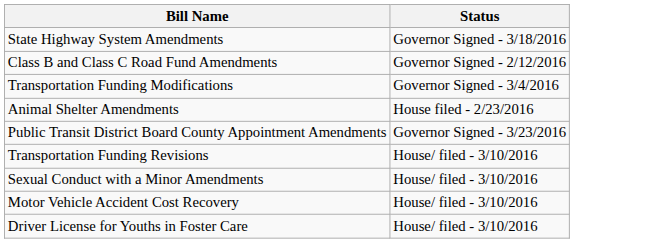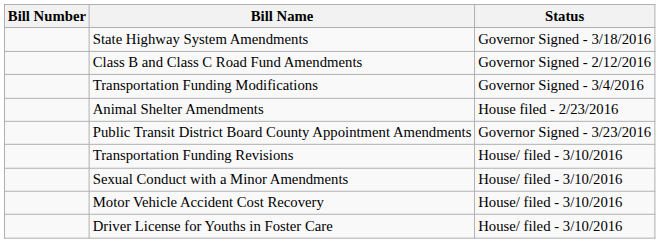+ column: (47, 16)
